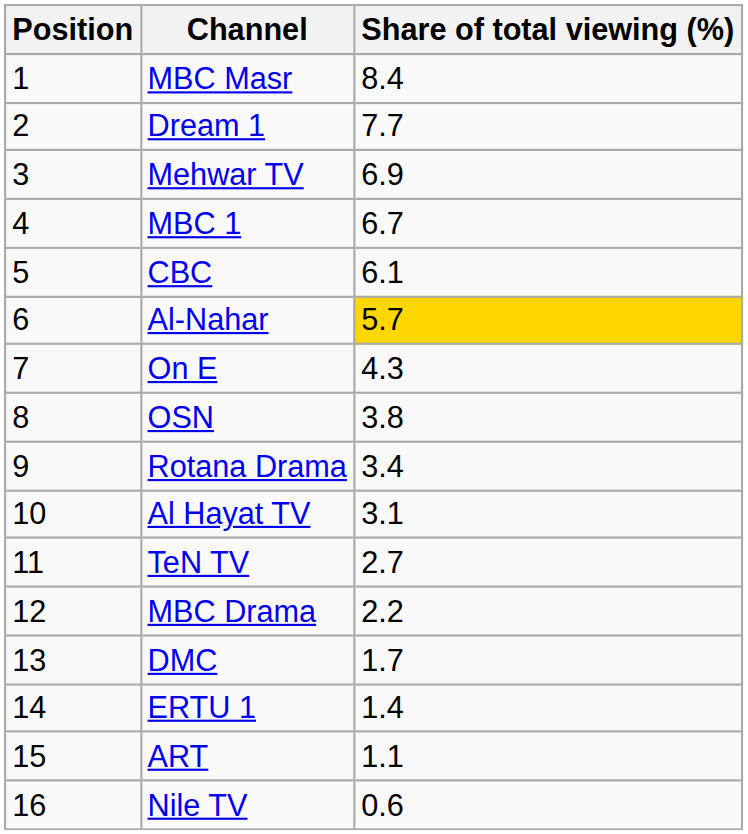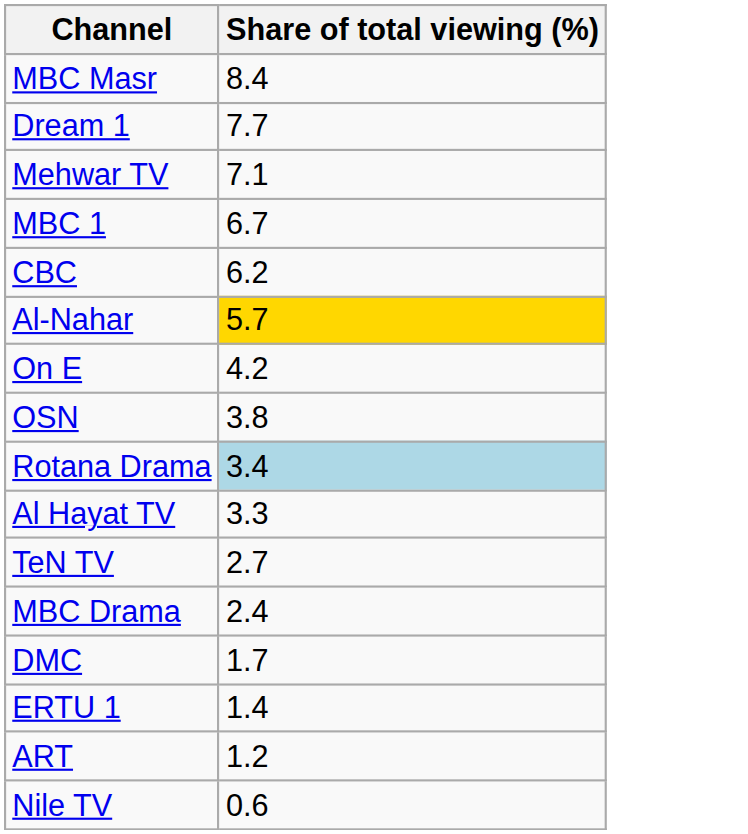- column: (73, 30)
(383, 175) 6.9 -> (247, 175) 7.1
(383, 272) 6.1 -> (247, 272) 6.2
(383, 369) 4.3 -> (247, 369) 4.2
(383, 466) no background -> (247, 466) lightblue background
(383, 514) 3.1 -> (247, 514) 3.3
(383, 611) 2.2 -> (247, 611) 2.4
(383, 757) 1.1 -> (247, 757) 1.2
